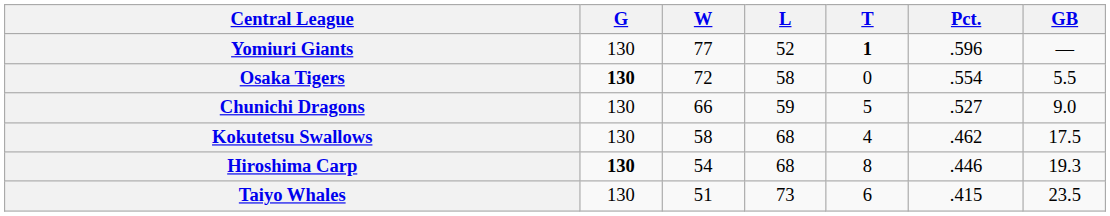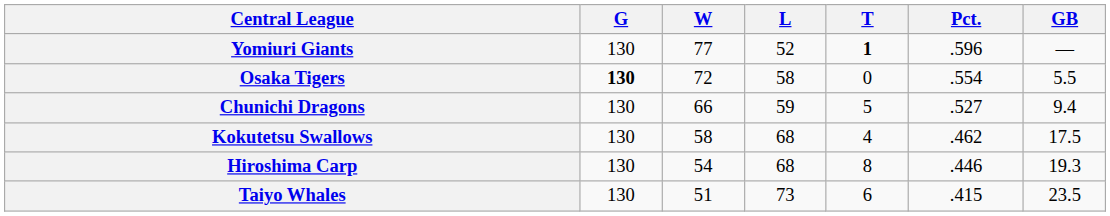(1065, 107) 9.0 -> (1065, 107) 9.4
(621, 166) bold -> (621, 166) normal
